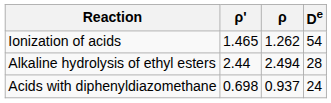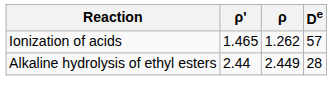(314, 41) 54 -> (314, 41) 57
(282, 64) 2.494 -> (282, 64) 2.449
- row: (112, 86)
